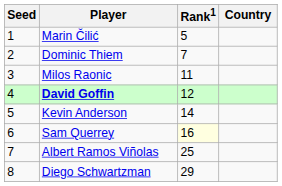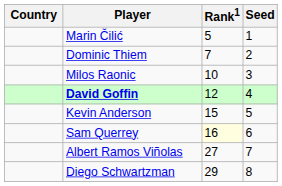columns swapped: (248, 15) <-> (22, 15)
(187, 75) 11 -> (211, 75) 10
(187, 113) 14 -> (211, 113) 15
(187, 152) 25 -> (211, 152) 27
